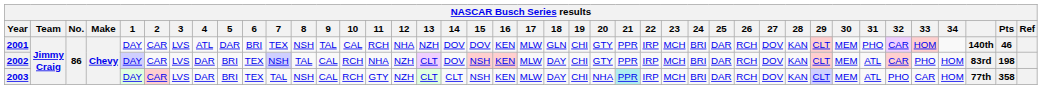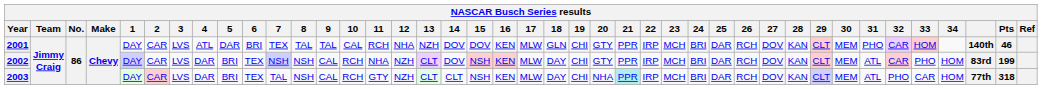(304, 44) NSH -> (304, 44) TAL
(304, 60) TAL -> (304, 60) NSH
(1007, 60) 198 -> (1007, 60) 199
(1007, 77) 358 -> (1007, 77) 318
